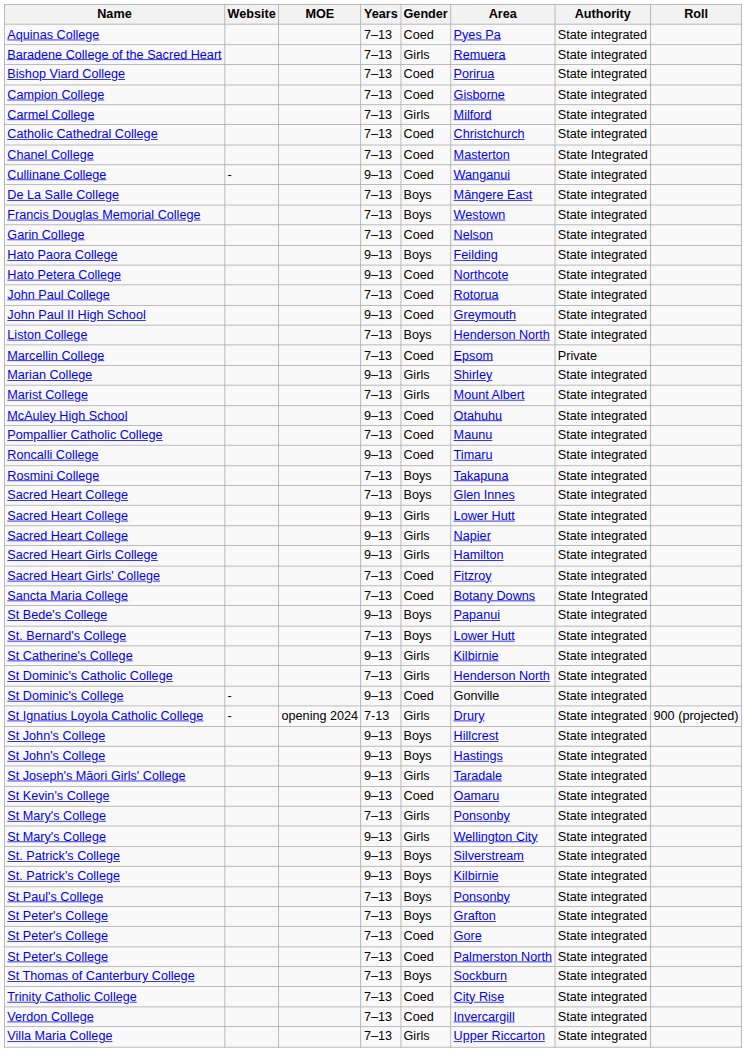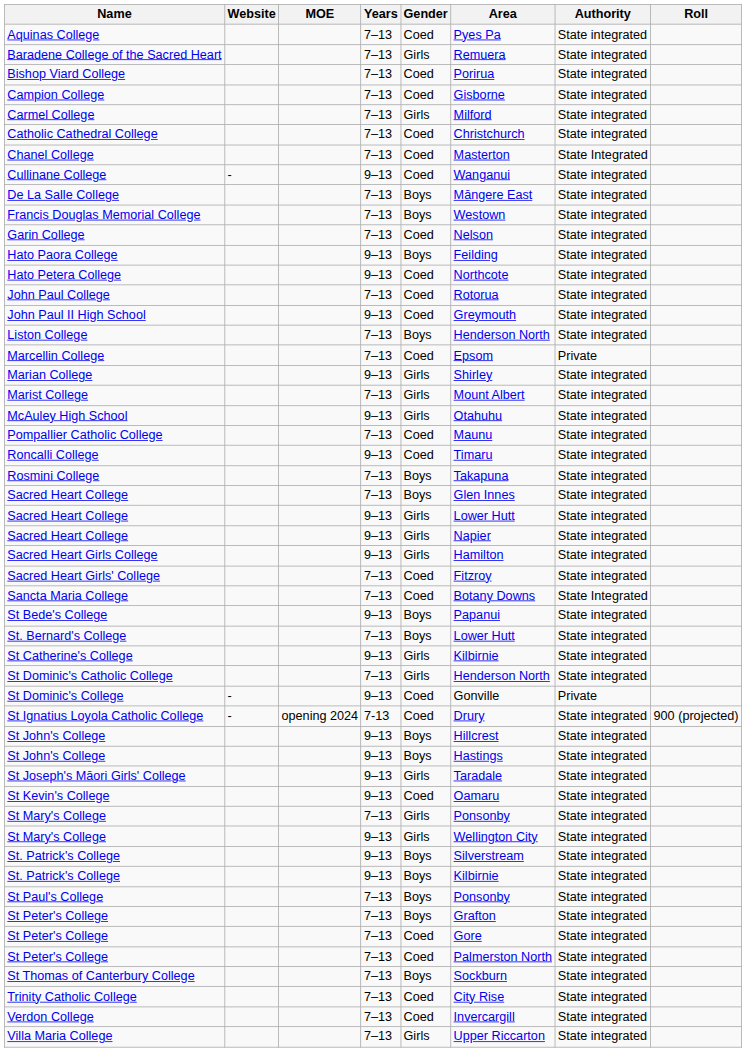(419, 415) Coed -> (417, 415) Girls
(602, 696) State integrated -> (577, 696) Private
(417, 716) Girls -> (419, 716) Coed
